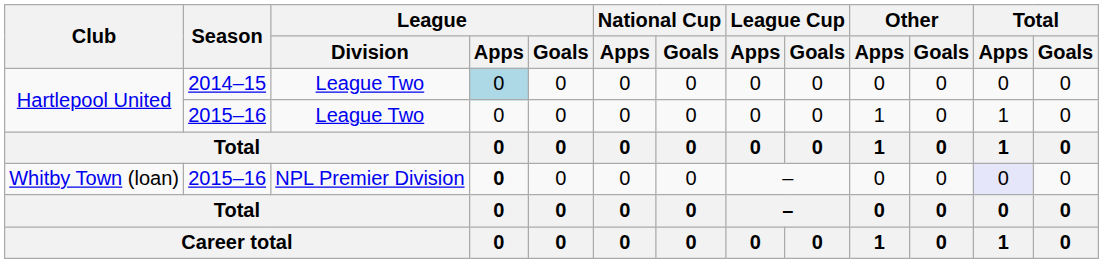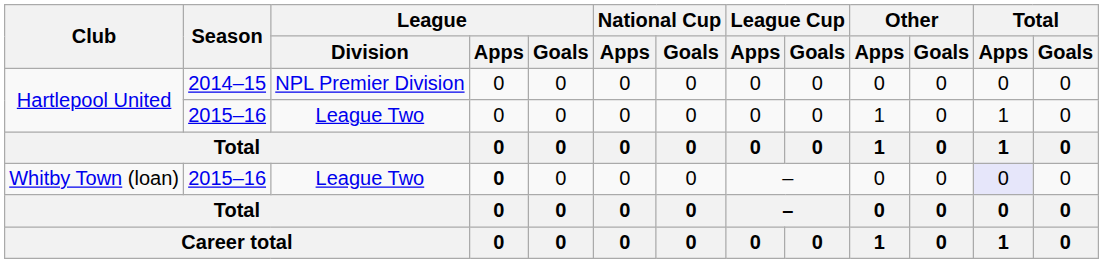(370, 83) League Two -> (370, 83) NPL Premier Division
(499, 83) lightblue background -> (499, 83) no background
(370, 178) NPL Premier Division -> (370, 178) League Two
